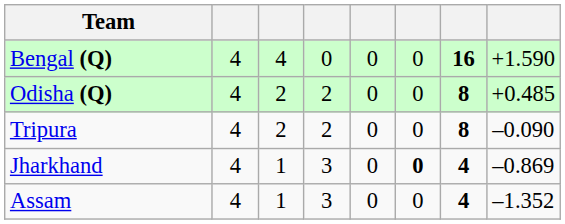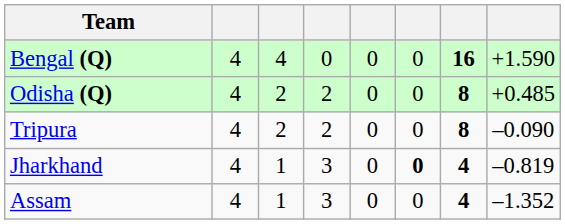(523, 165) –0.869 -> (523, 165) –0.819
